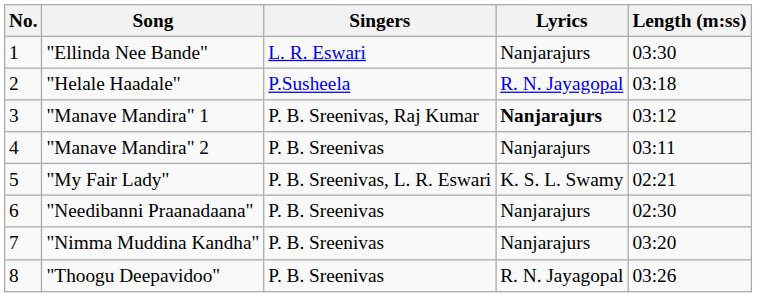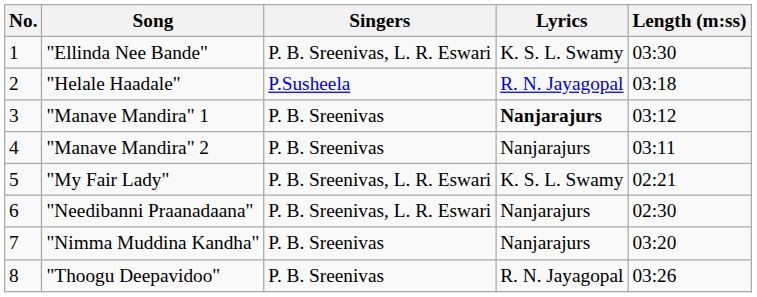(317, 52) L. R. Eswari -> (380, 52) P. B. Sreenivas, L. R. Eswari
(545, 52) Nanjarajurs -> (562, 52) K. S. L. Swamy
(374, 116) P. B. Sreenivas, Raj Kumar -> (326, 116) P. B. Sreenivas
(326, 211) P. B. Sreenivas -> (380, 211) P. B. Sreenivas, L. R. Eswari
